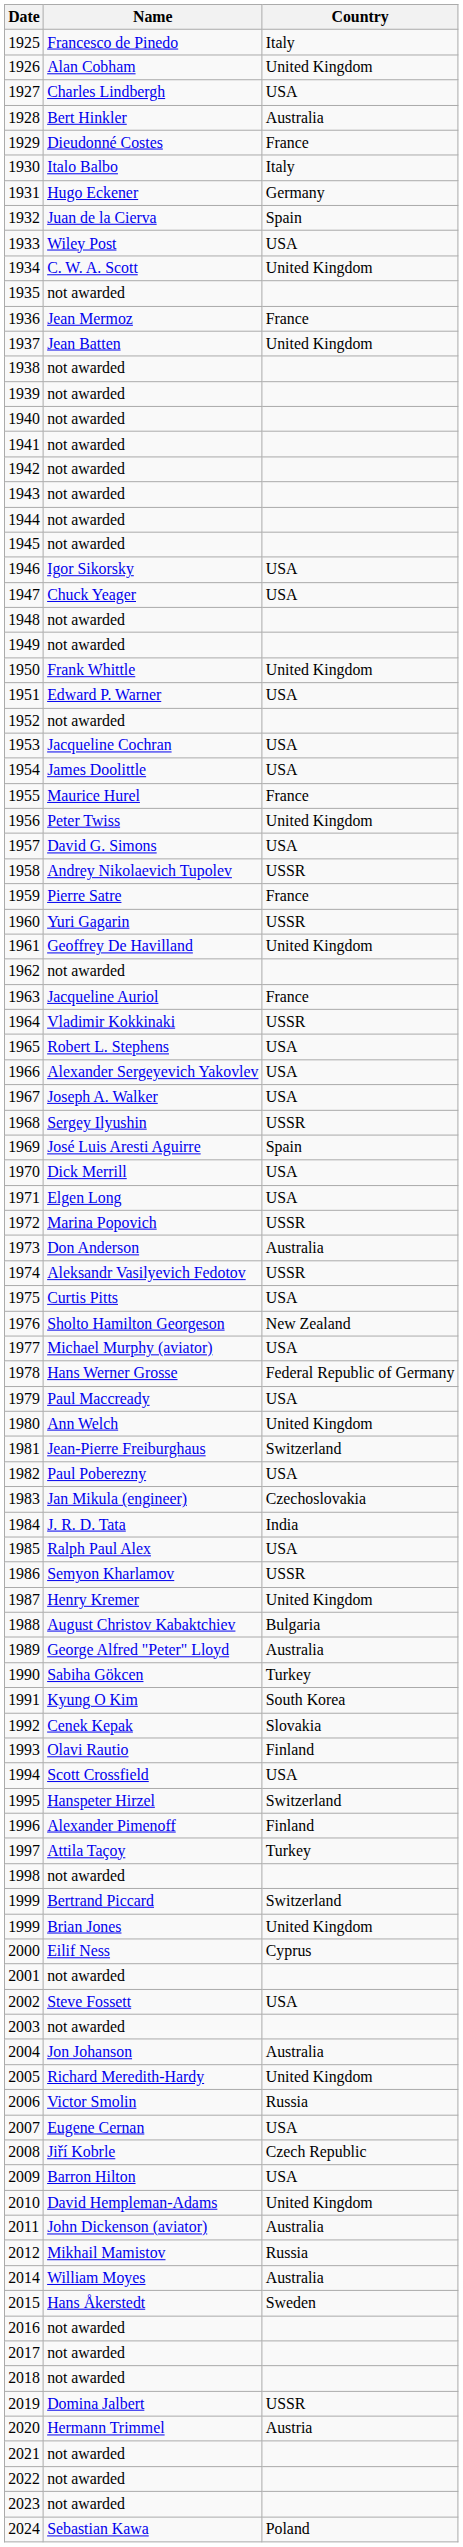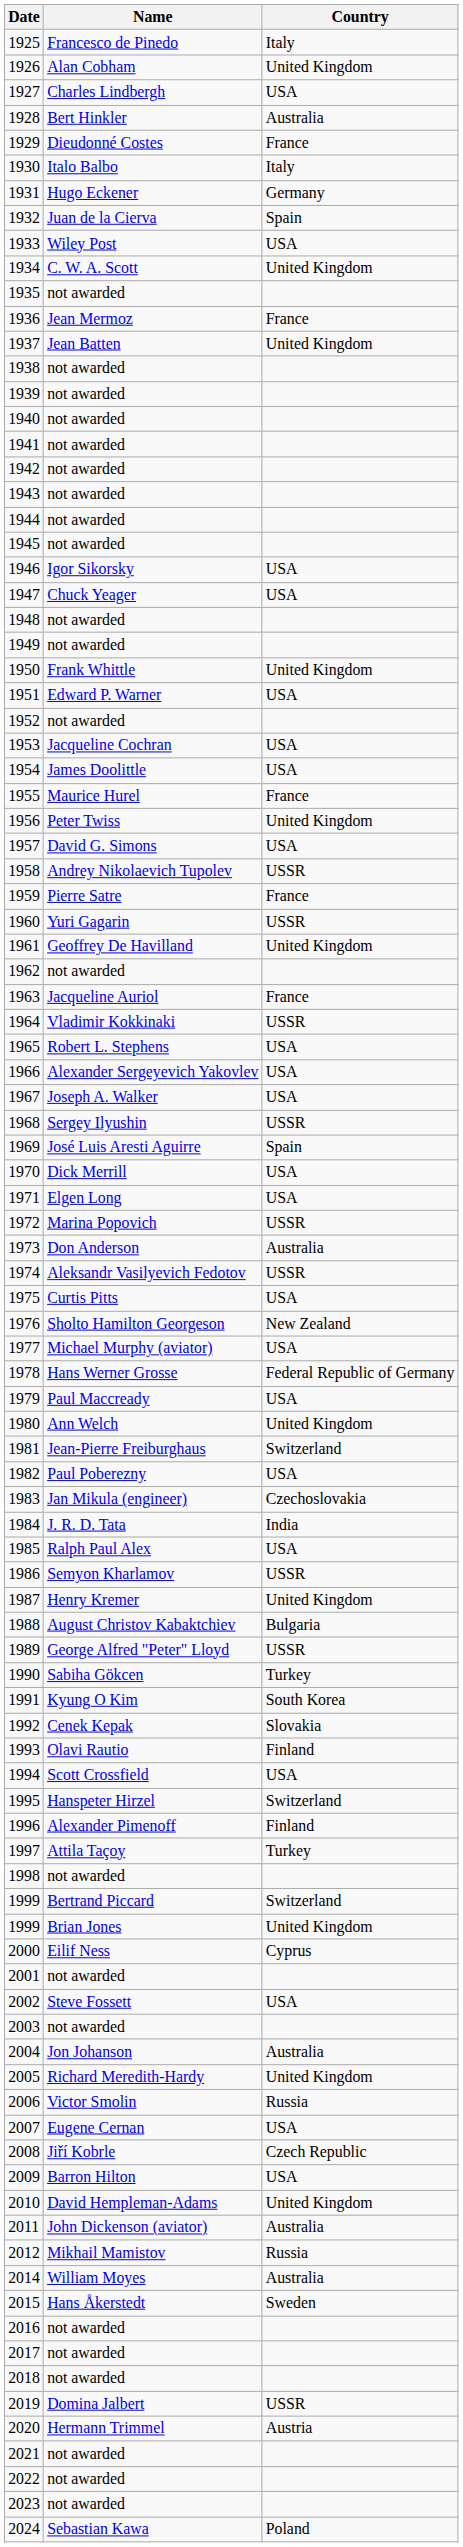(295, 1649) Australia -> (286, 1649) USSR
